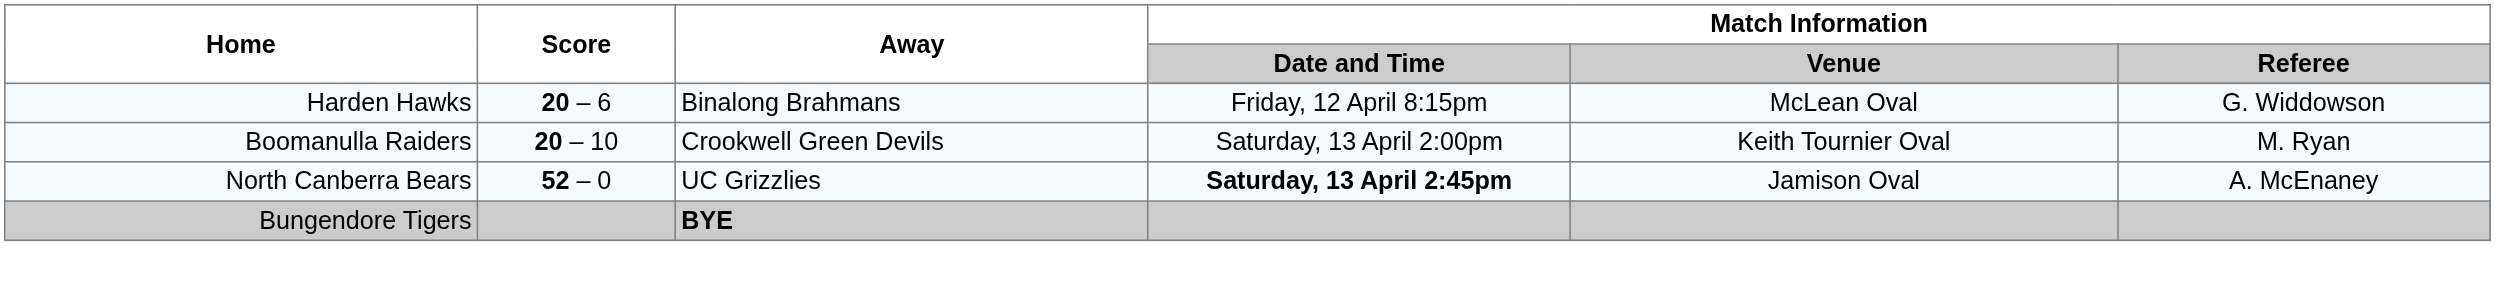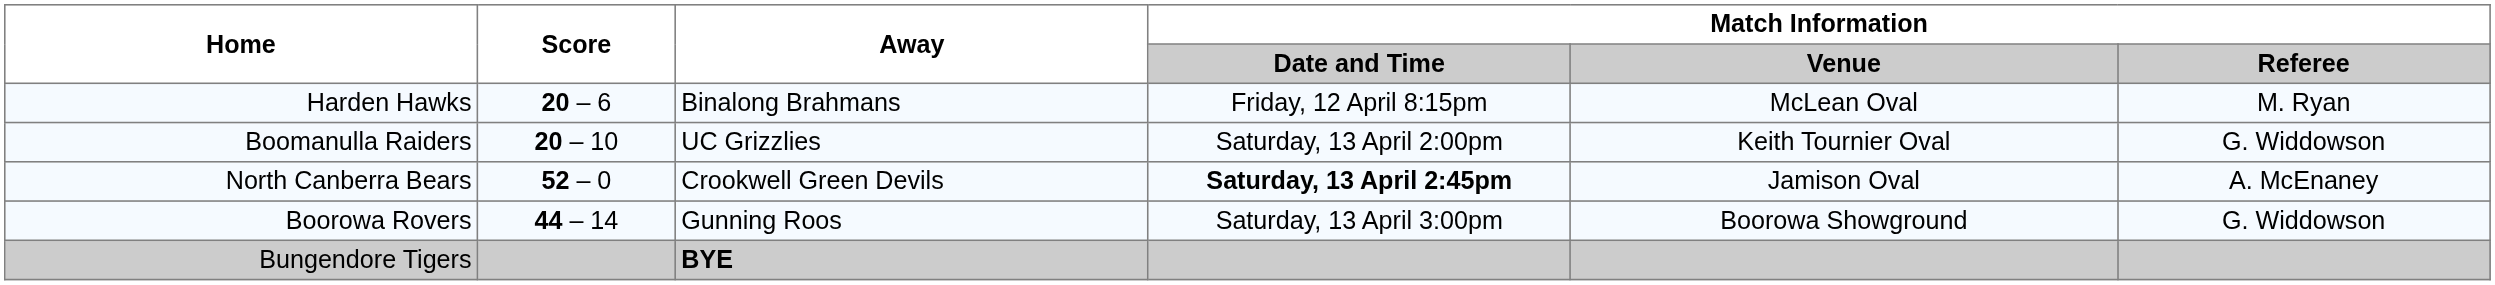(2304, 102) G. Widdowson -> (2304, 102) M. Ryan
(813, 141) Crookwell Green Devils -> (751, 141) UC Grizzlies
(2304, 141) M. Ryan -> (2304, 141) G. Widdowson
(751, 181) UC Grizzlies -> (813, 181) Crookwell Green Devils
+ row: (379, 220)
